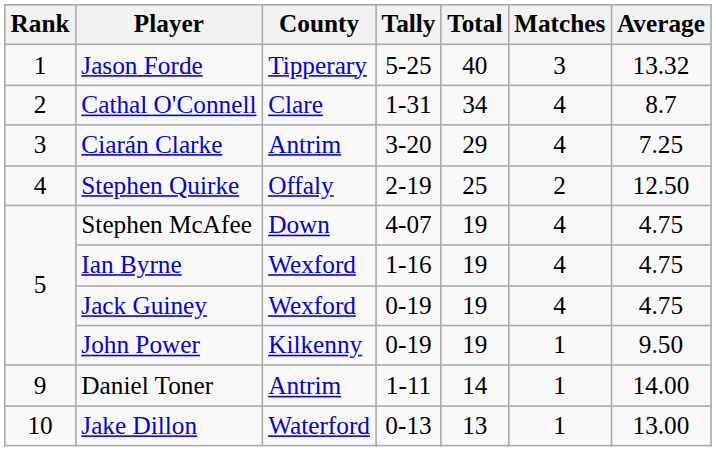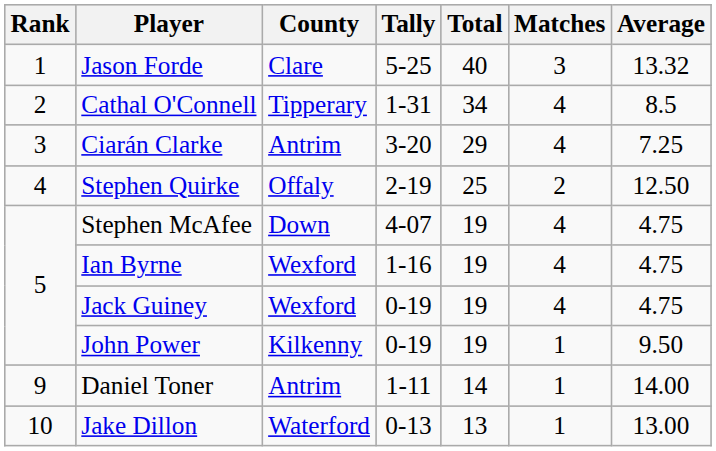(318, 64) Tipperary -> (296, 64) Clare
(296, 104) Clare -> (318, 104) Tipperary
(661, 104) 8.7 -> (661, 104) 8.5
